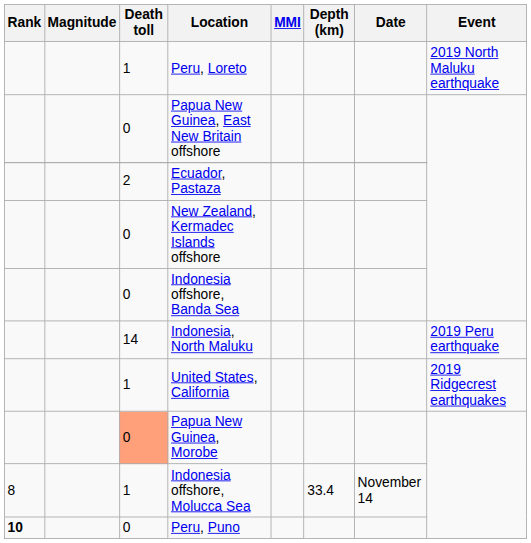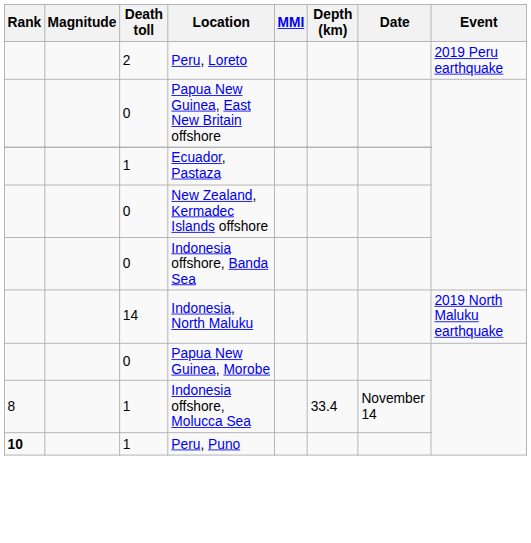(127, 68) 1 -> (127, 60) 2
(465, 68) 2019 North Maluku earthquake -> (469, 60) 2019 Peru earthquake
(127, 181) 2 -> (127, 166) 1
(465, 339) 2019 Peru earthquake -> (469, 316) 2019 North Maluku earthquake
- row: (214, 384)
(127, 437) lightsalmon background -> (127, 361) no background
(127, 527) 0 -> (127, 444) 1
